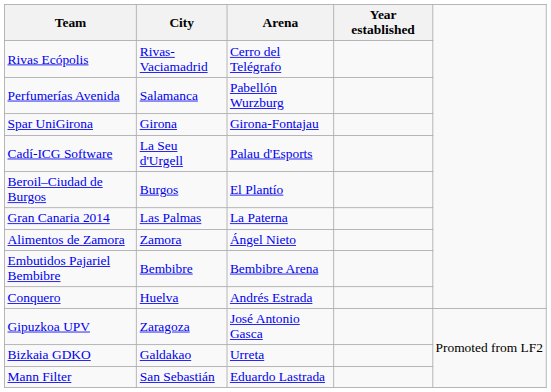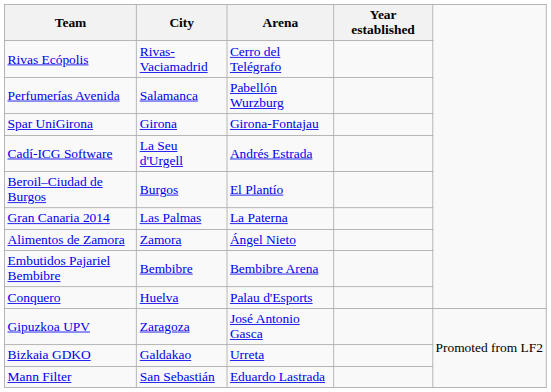(271, 153) Palau d'Esports -> (271, 153) Andrés Estrada
(271, 297) Andrés Estrada -> (271, 297) Palau d'Esports
